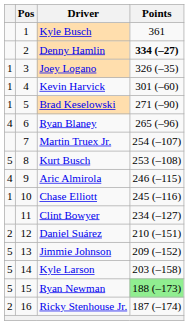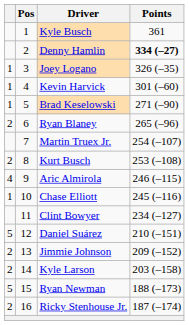(10, 123) 4 -> (10, 123) 2
(10, 160) 5 -> (10, 160) 2
(10, 233) 2 -> (10, 233) 5
(10, 251) 5 -> (10, 251) 2
(10, 269) 5 -> (10, 269) 2
(157, 288) lightgreen background -> (157, 288) no background
